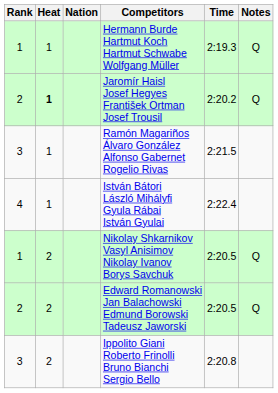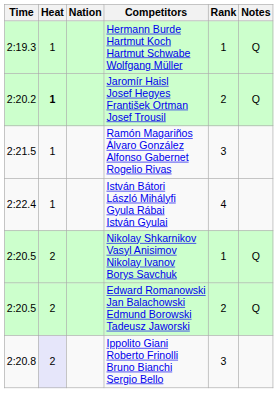columns swapped: (20, 12) <-> (222, 12)
(49, 361) no background -> (52, 361) lavender background
